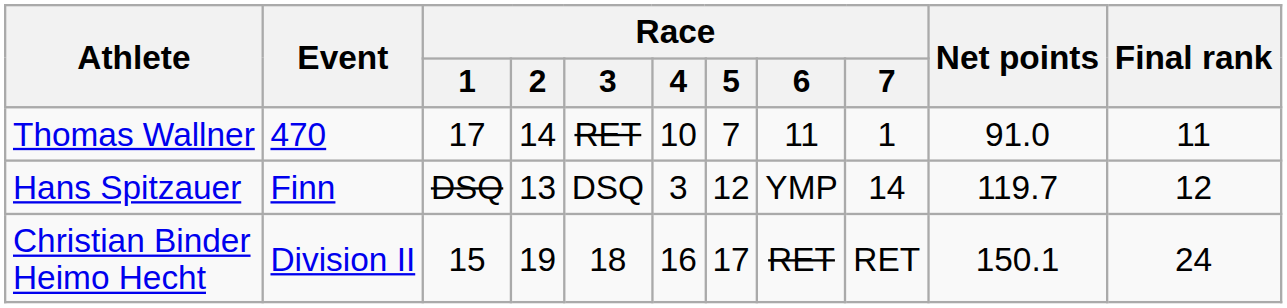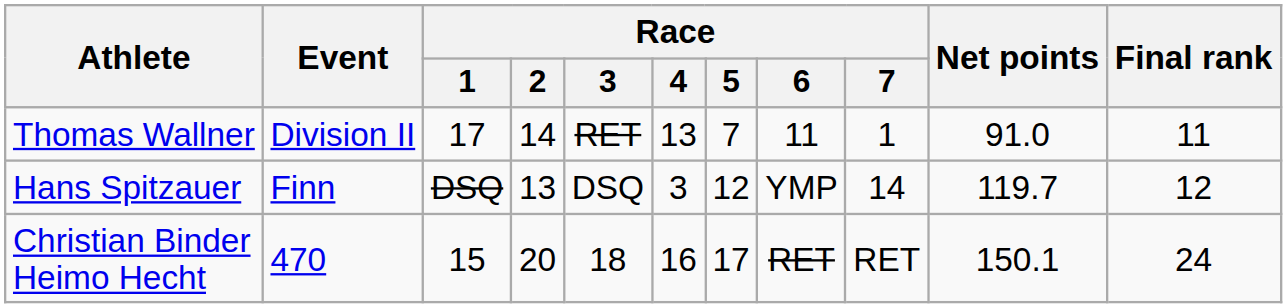(298, 135) 470 -> (343, 135) Division II
(678, 135) 10 -> (678, 135) 13
(343, 259) Division II -> (298, 259) 470
(537, 259) 19 -> (537, 259) 20
